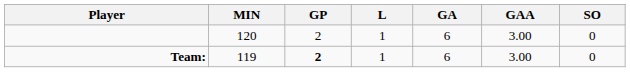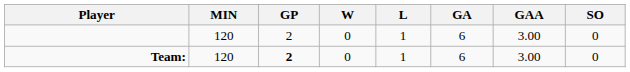+ column: (348, 14)
(247, 56) 119 -> (224, 56) 120
